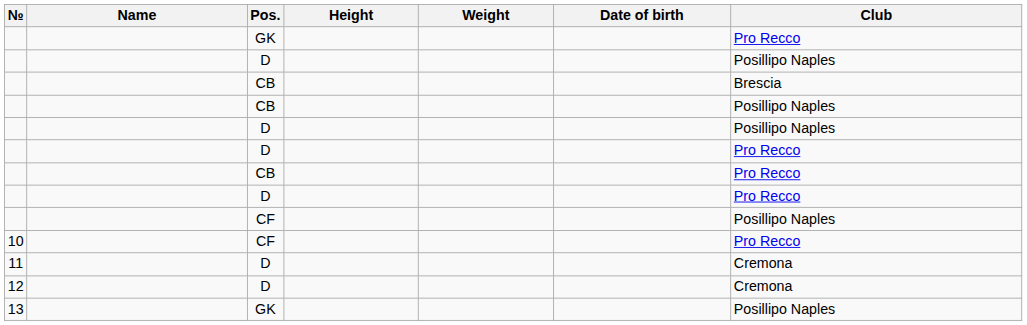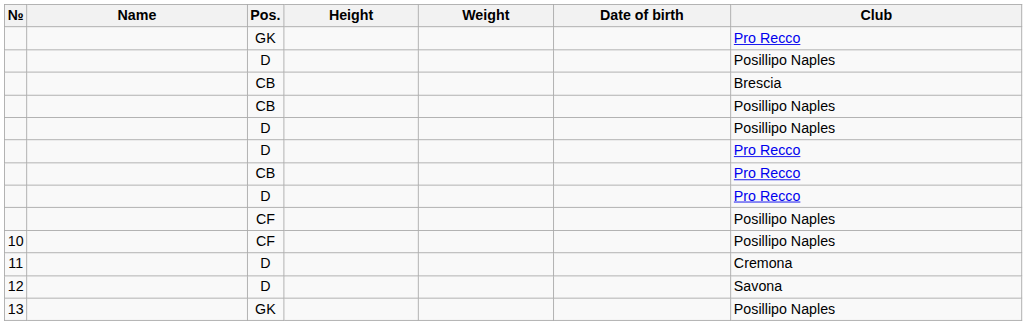(767, 241) Pro Recco -> (785, 241) Posillipo Naples
(763, 286) Cremona -> (758, 286) Savona
